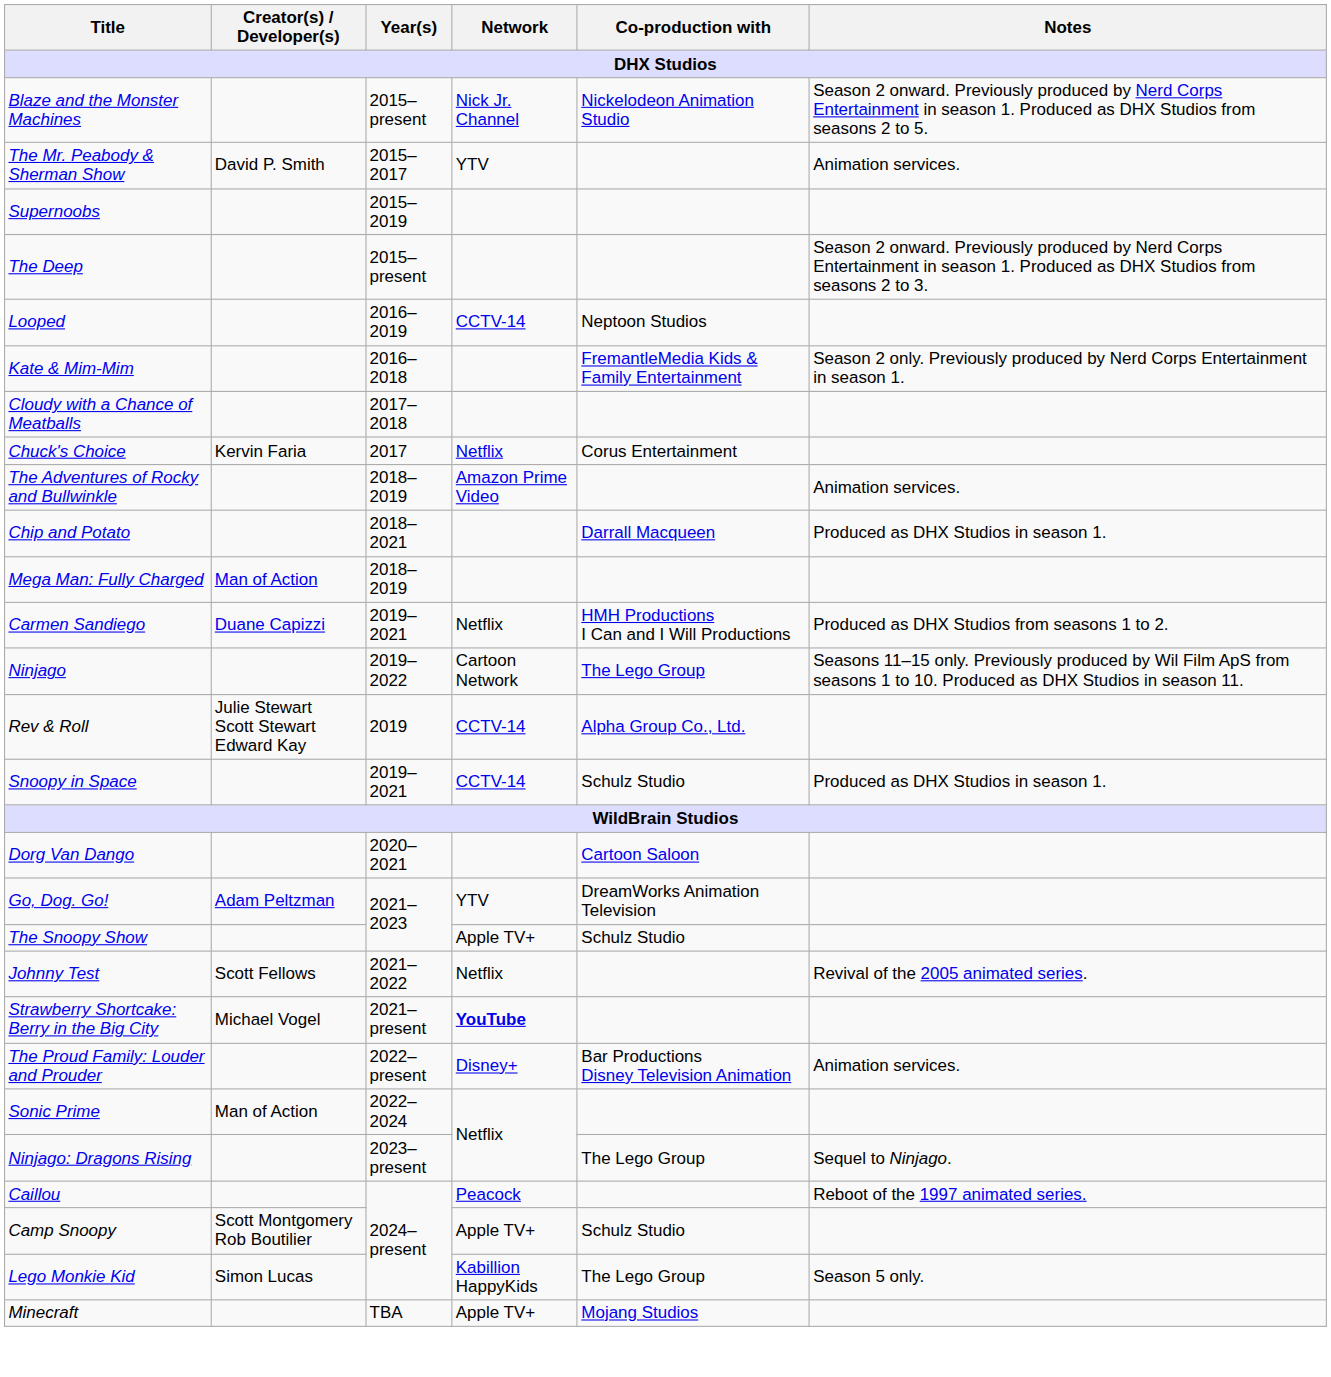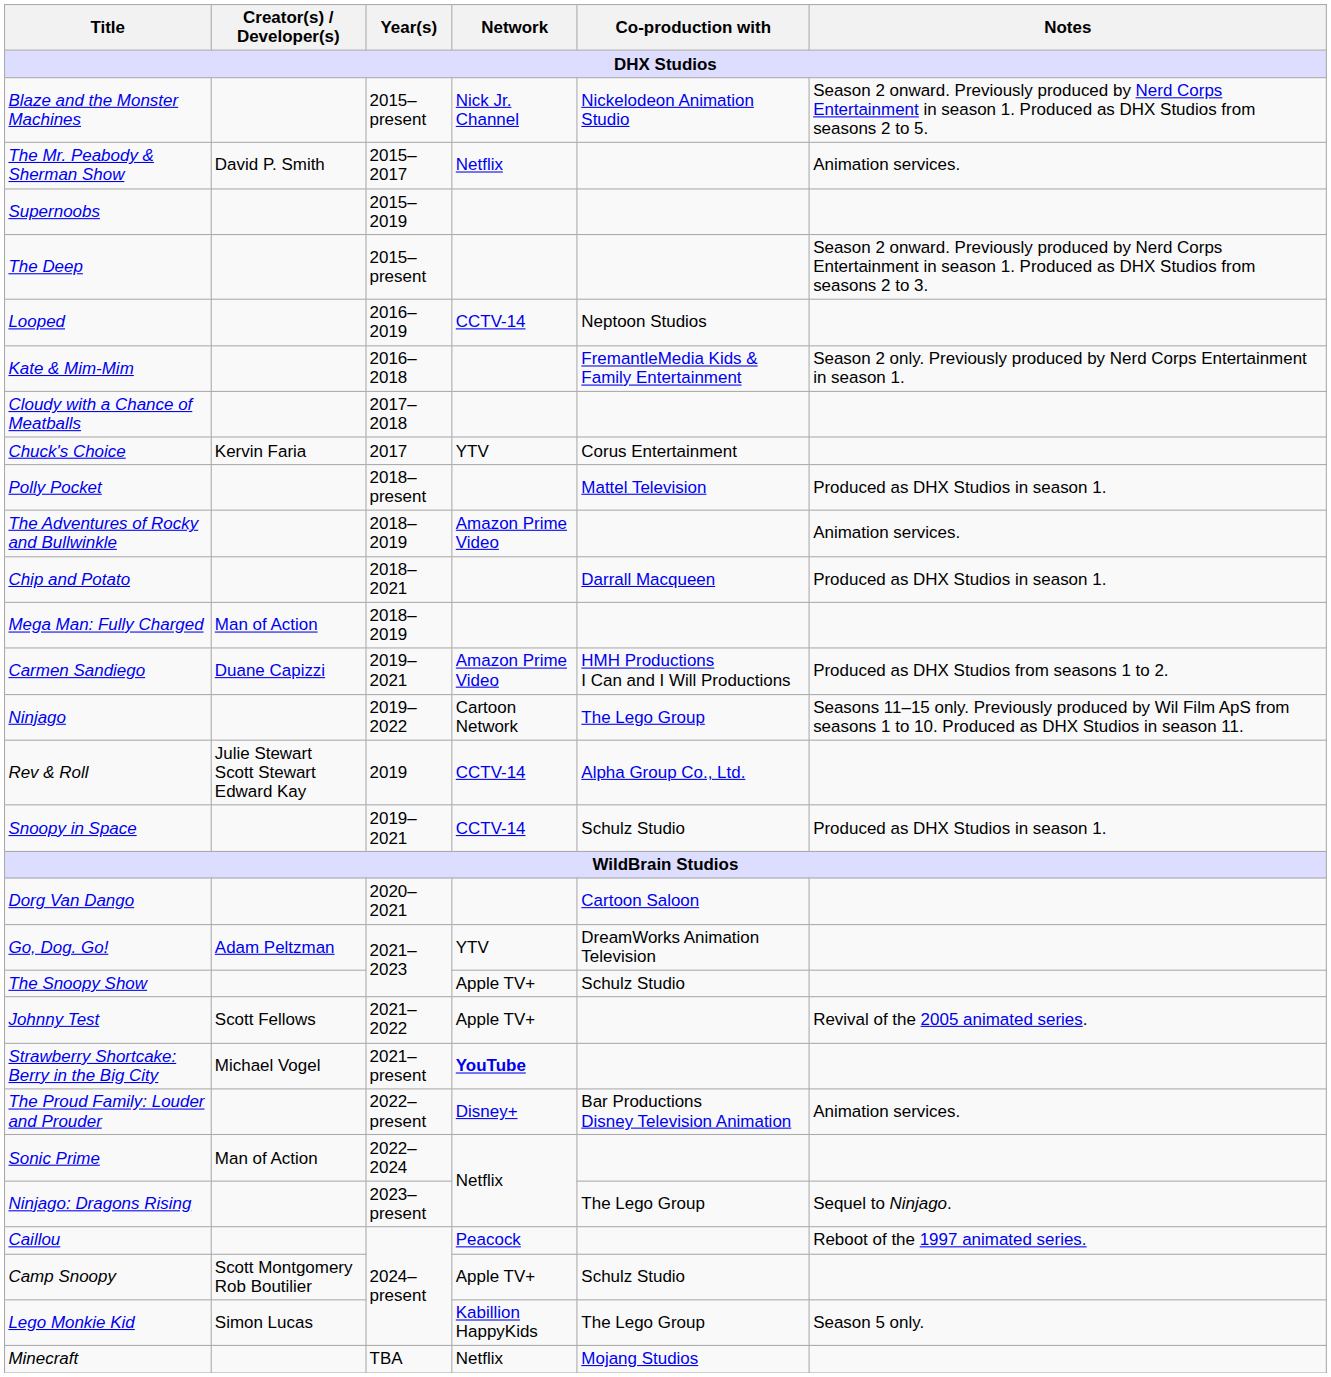(472, 165) YTV -> (479, 165) Netflix
(479, 450) Netflix -> (472, 450) YTV
+ row: (55, 487)
(479, 625) Netflix -> (511, 671) Amazon Prime Video
(479, 973) Netflix -> (495, 1019) Apple TV+
(495, 1313) Apple TV+ -> (479, 1359) Netflix
